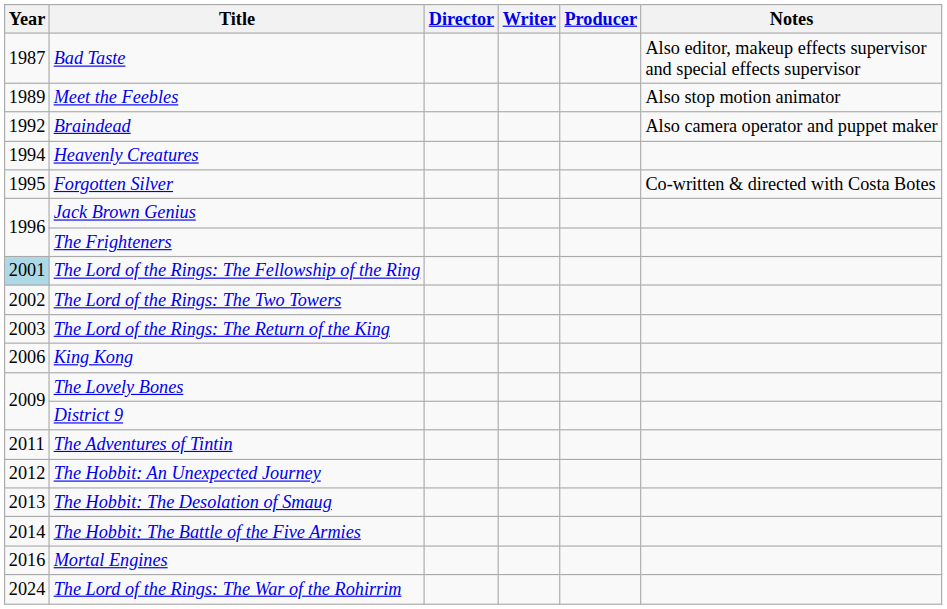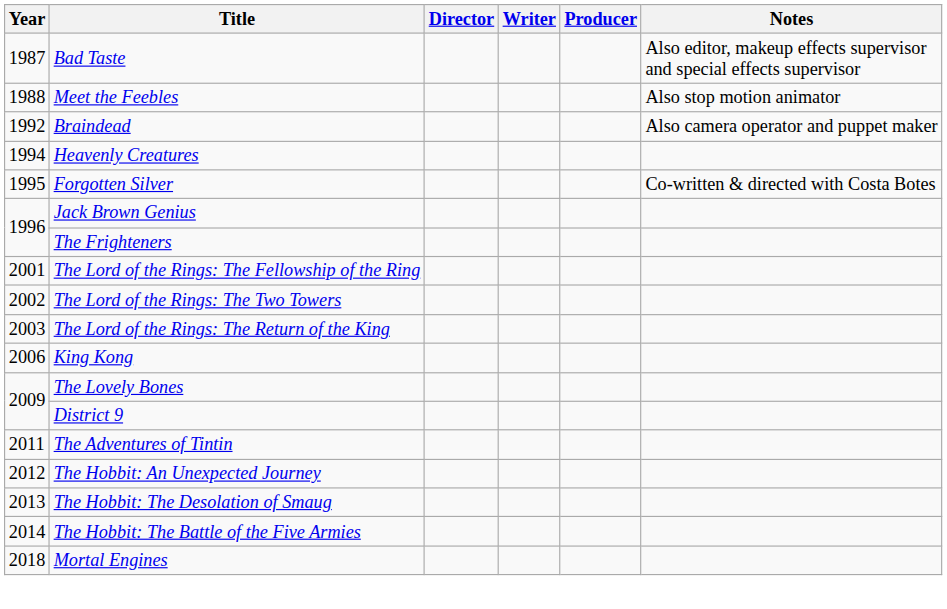(27, 97) 1989 -> (27, 97) 1988
(27, 270) lightblue background -> (27, 270) no background
(27, 560) 2016 -> (27, 560) 2018
- row: (228, 589)
